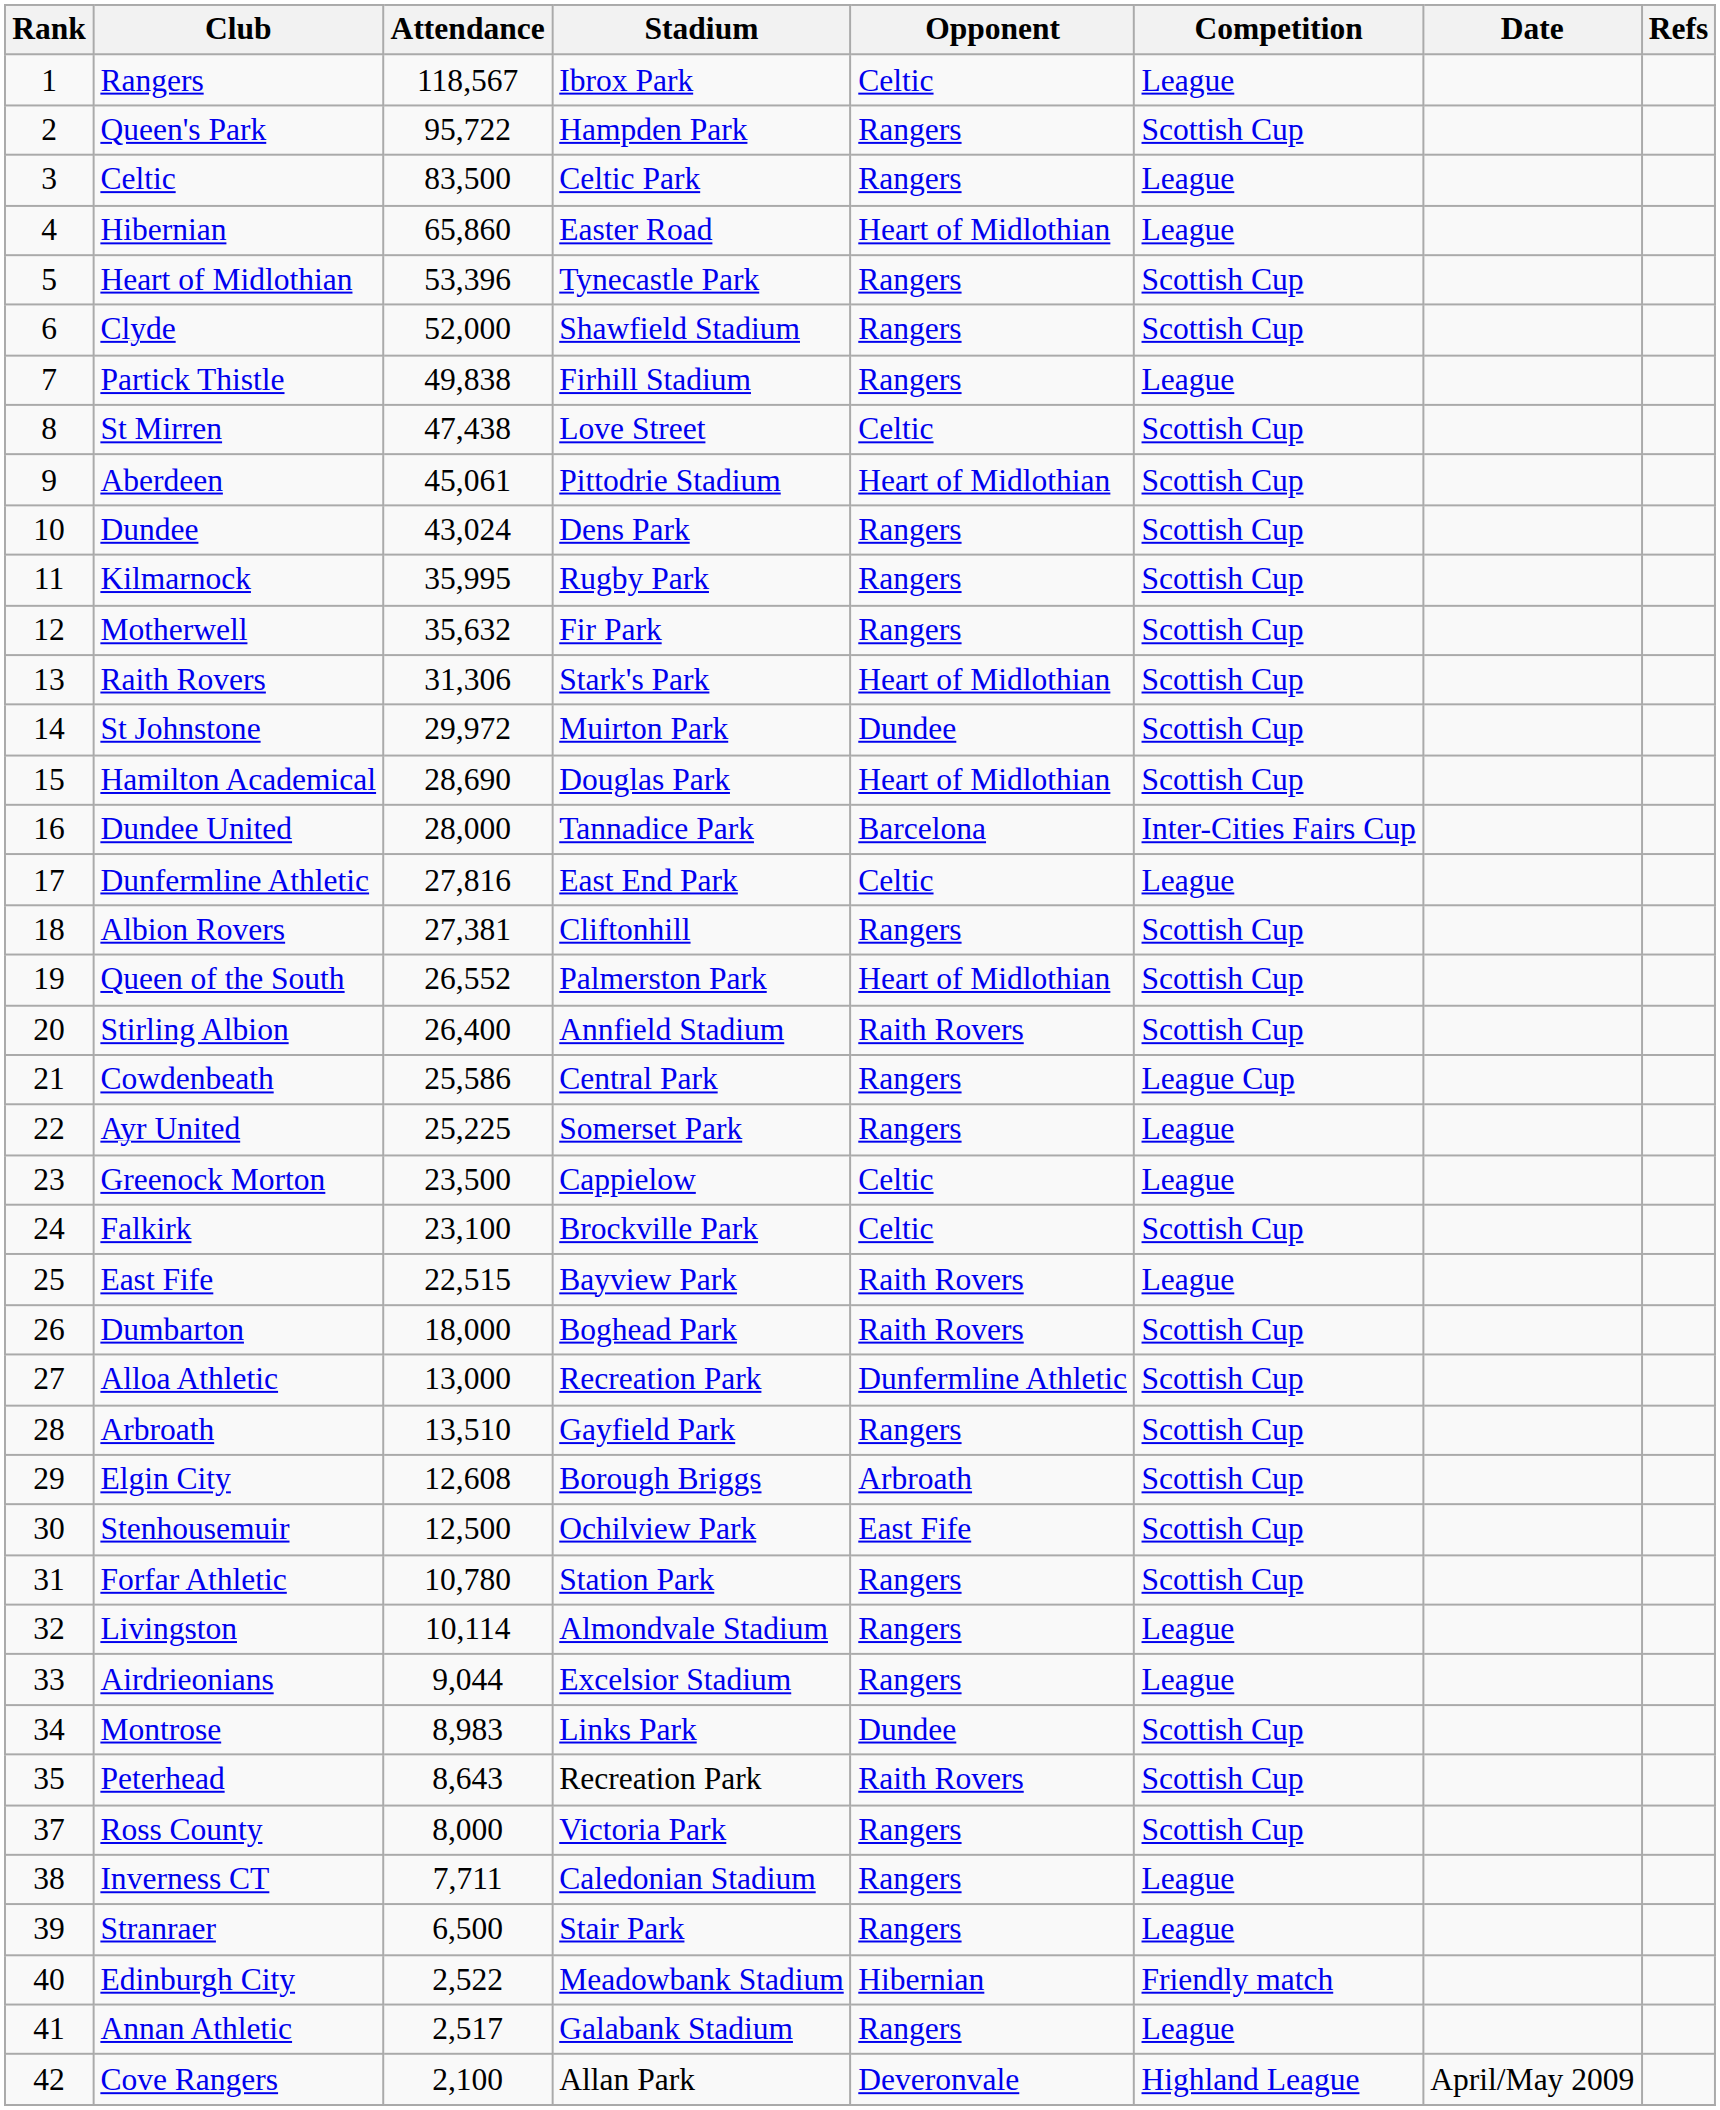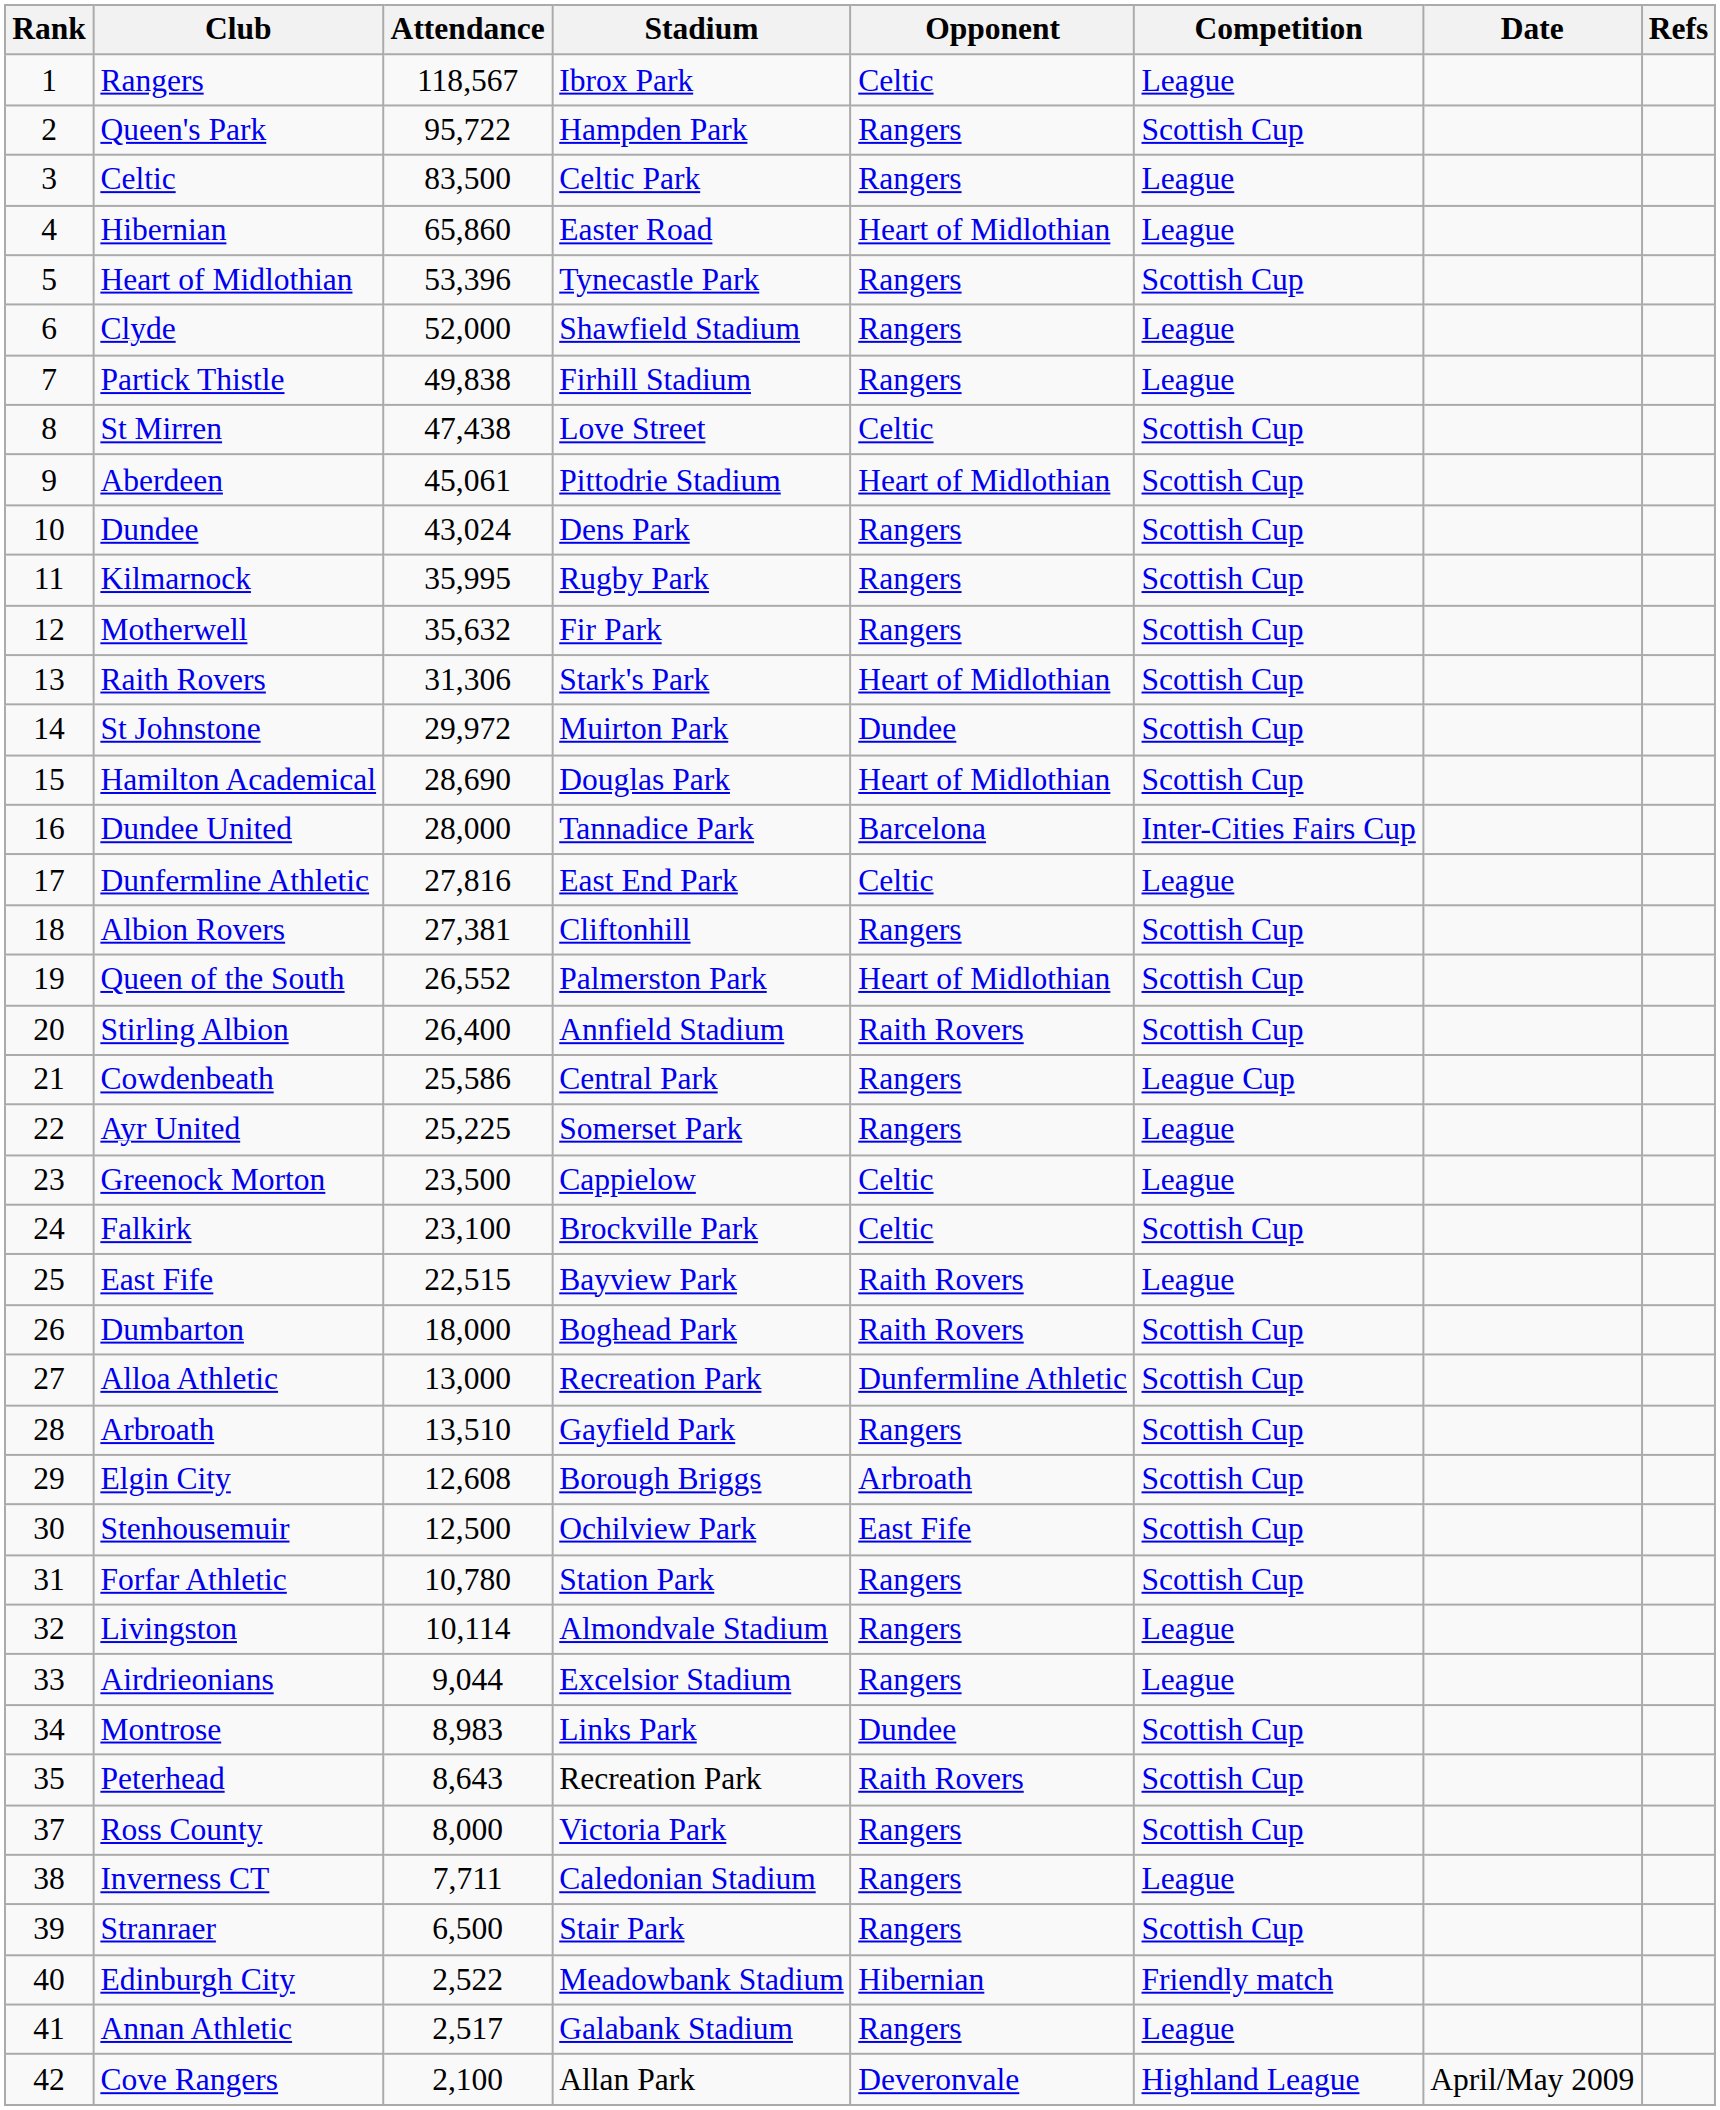(1223, 329) Scottish Cup -> (1188, 329) League
(1188, 1929) League -> (1223, 1929) Scottish Cup
